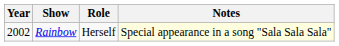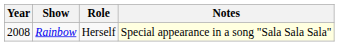(19, 31) 2002 -> (19, 31) 2008
